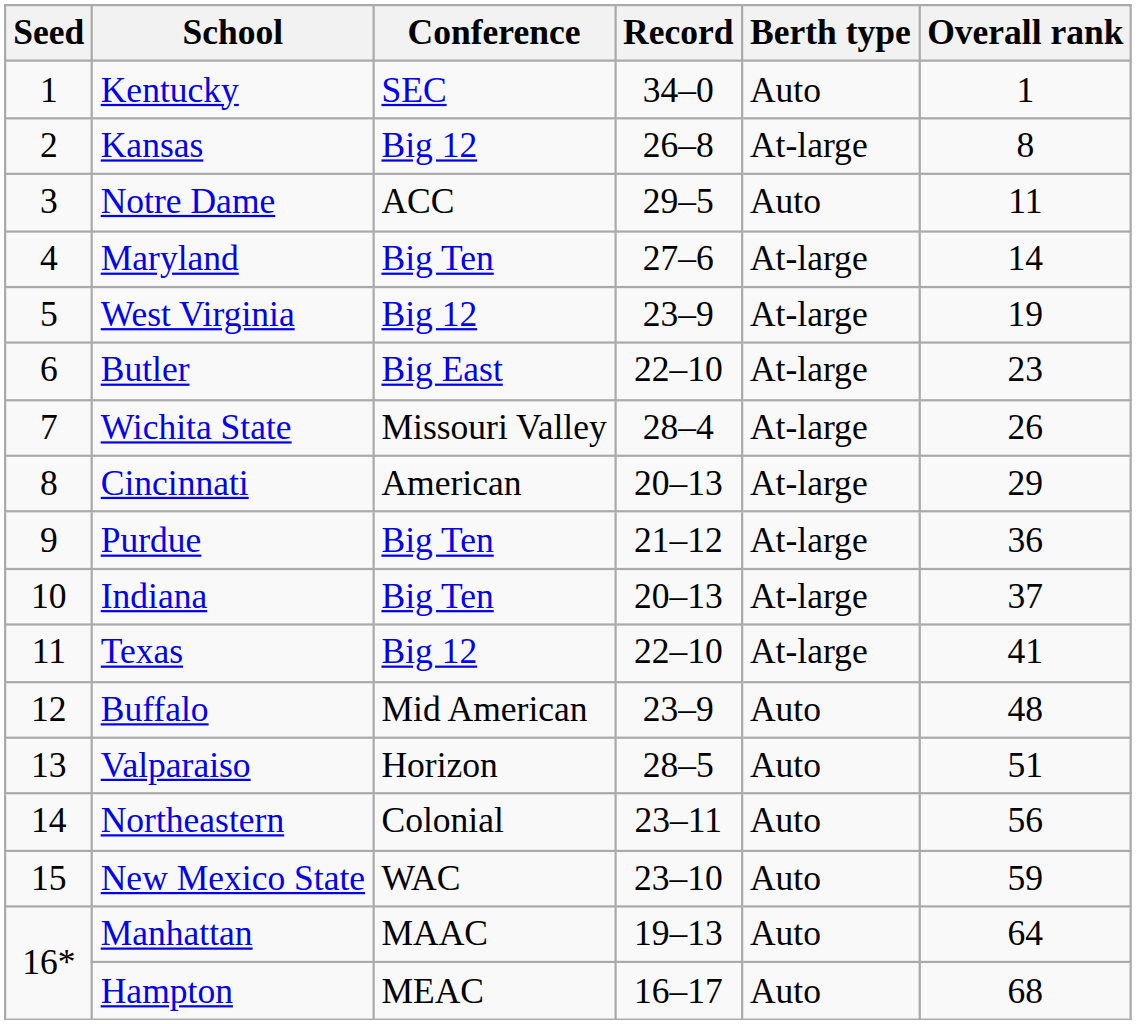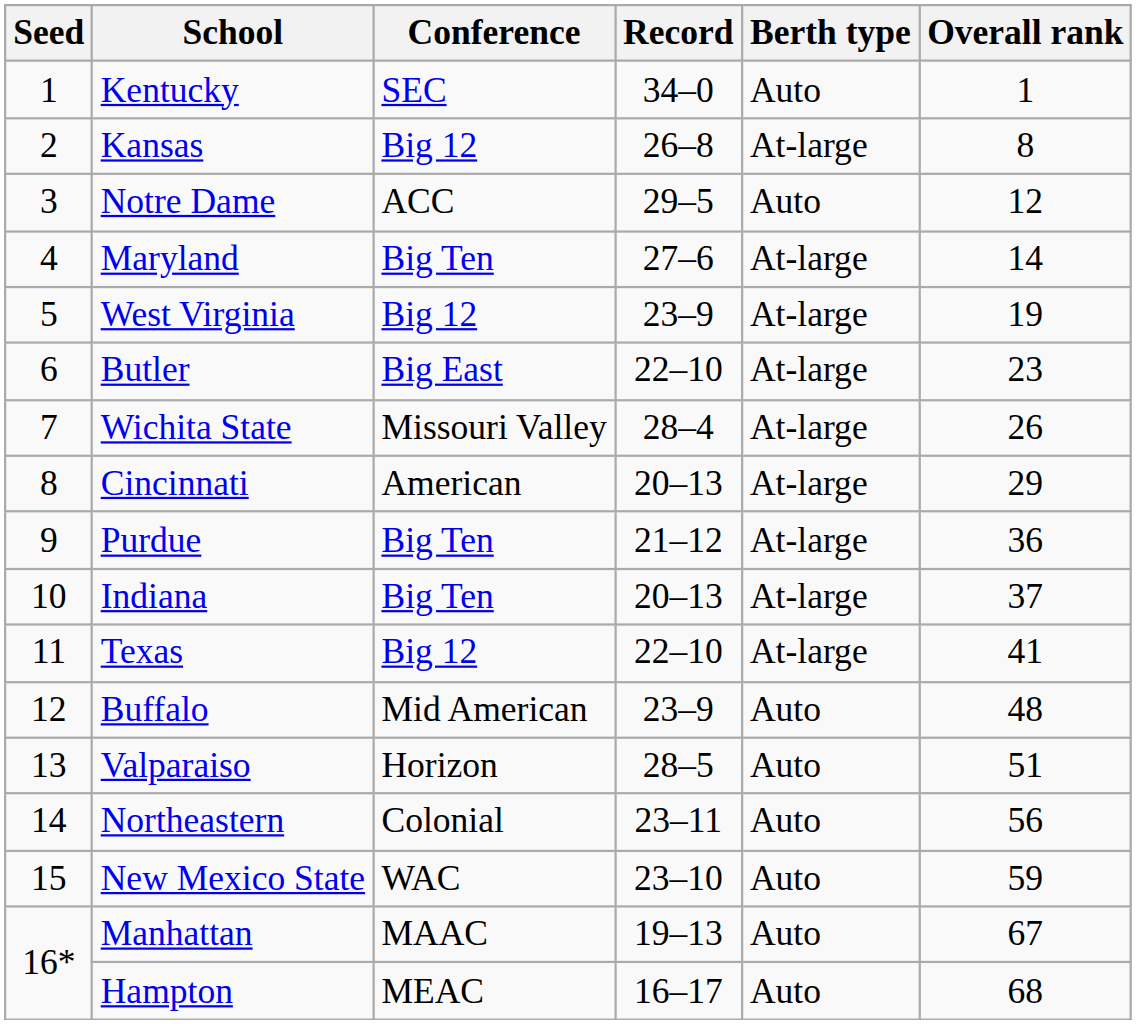(1025, 201) 11 -> (1025, 201) 12
(1025, 933) 64 -> (1025, 933) 67
